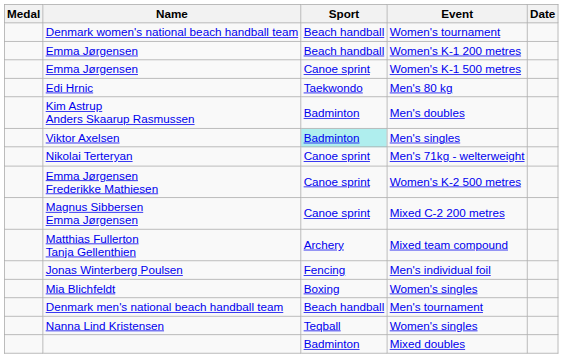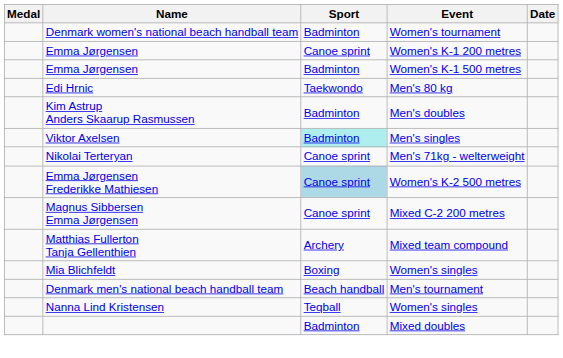(344, 32) Beach handball -> (332, 32) Badminton
(344, 51) Beach handball -> (337, 51) Canoe sprint
(337, 69) Canoe sprint -> (332, 69) Badminton
(337, 182) no background -> (337, 182) lightblue background
- row: (114, 270)
